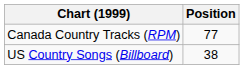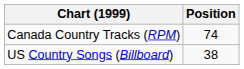(211, 34) 77 -> (211, 34) 74
